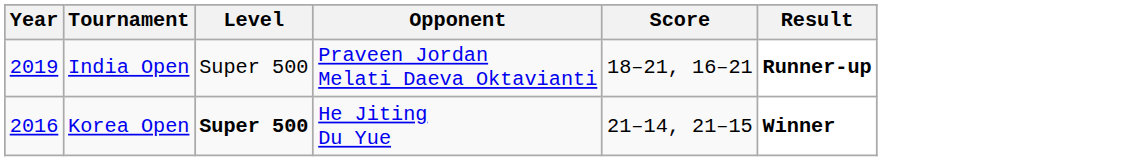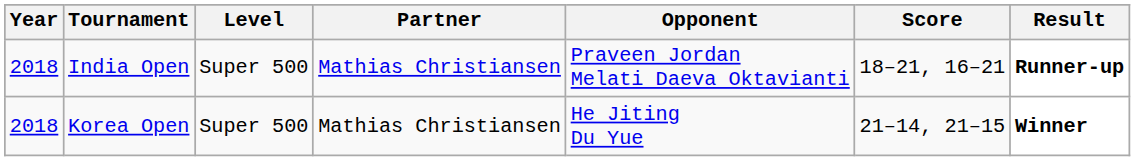+ column: (440, 22)
(34, 68) 2019 -> (34, 68) 2018
(34, 126) 2016 -> (34, 126) 2018
(254, 126) bold -> (254, 126) normal
